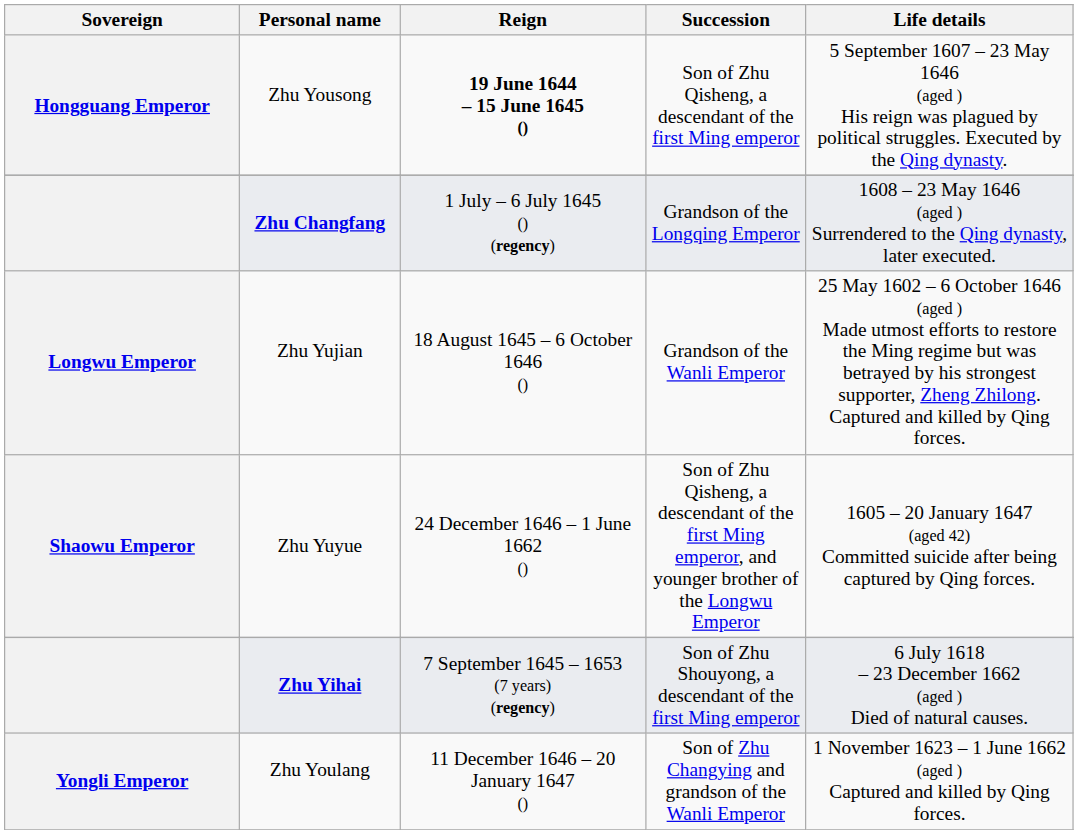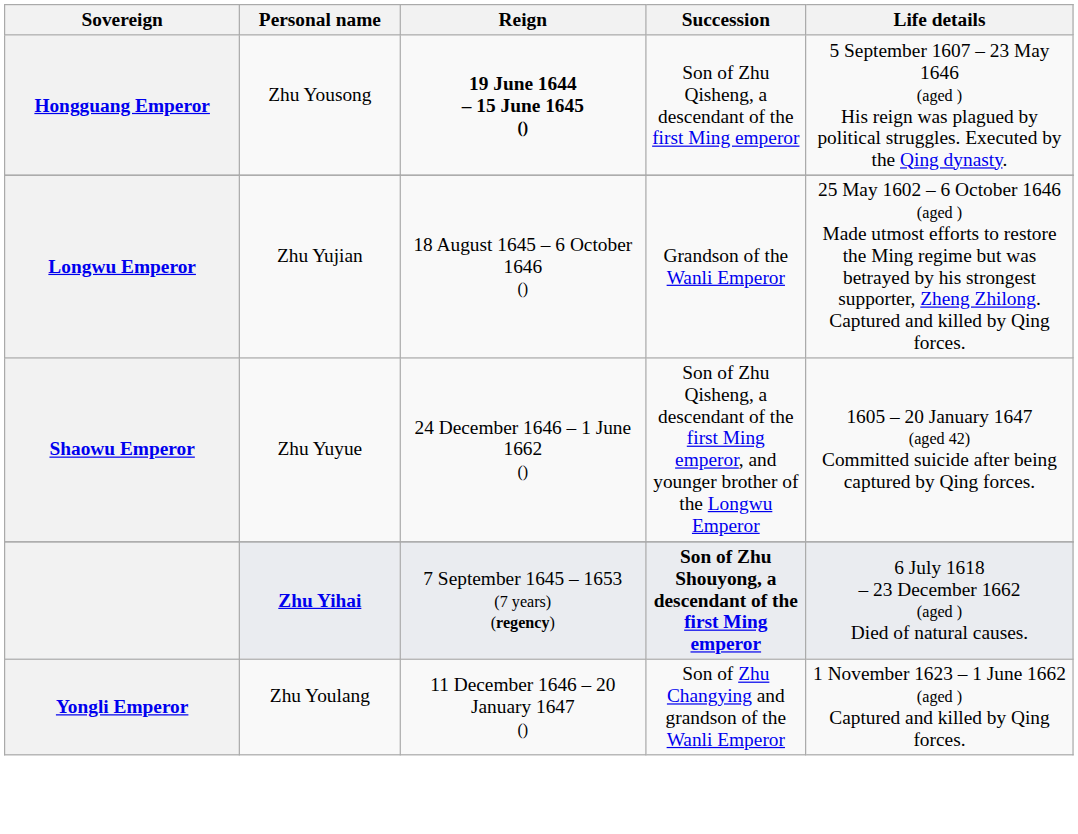- row: (320, 222)
(726, 685) normal -> (726, 600) bold
